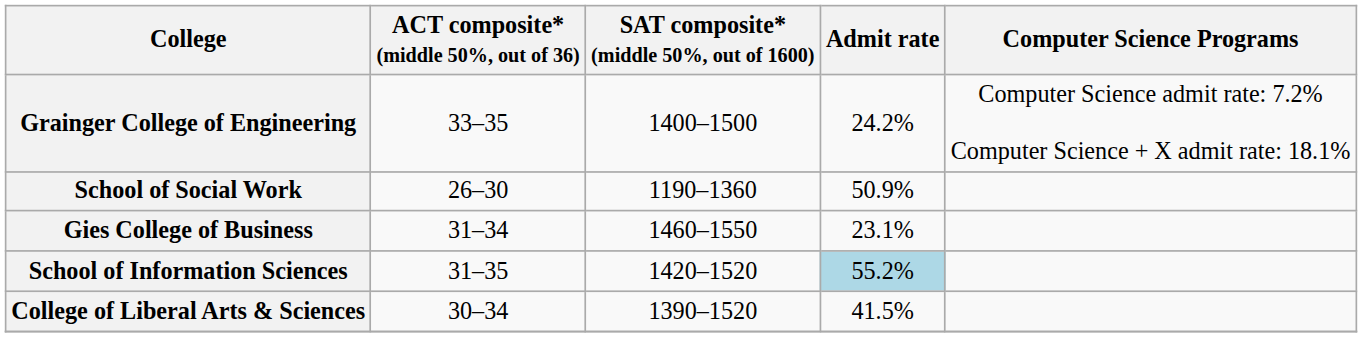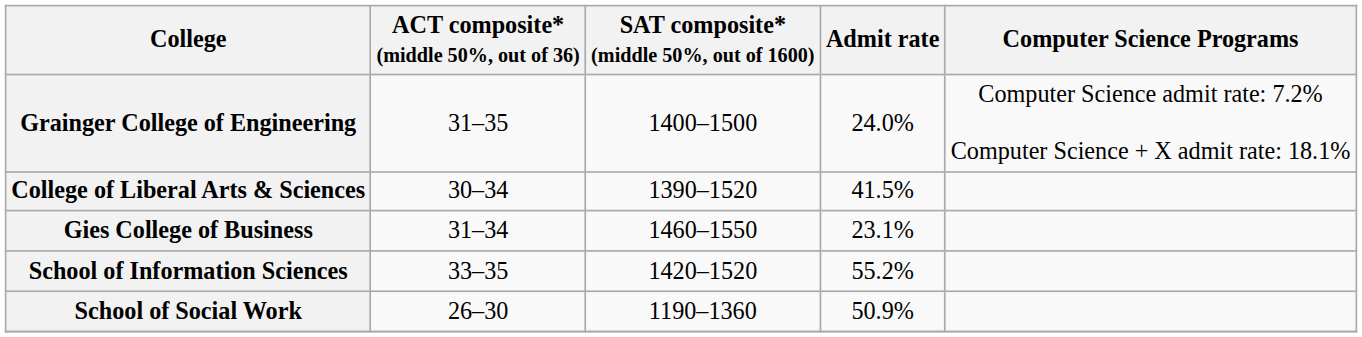(478, 122) 33–35 -> (478, 122) 31–35
(883, 122) 24.2% -> (883, 122) 24.0%
rows swapped: (188, 310) <-> (188, 190)
(478, 270) 31–35 -> (478, 270) 33–35
(883, 270) lightblue background -> (883, 270) no background
